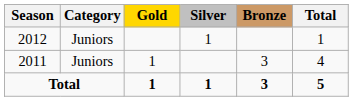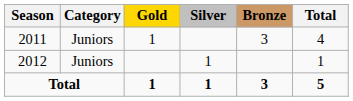rows swapped: (33, 61) <-> (33, 38)
